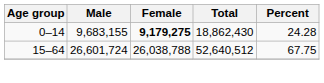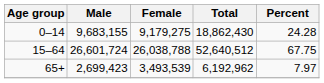(165, 31) bold -> (165, 31) normal
+ row: (55, 68)
